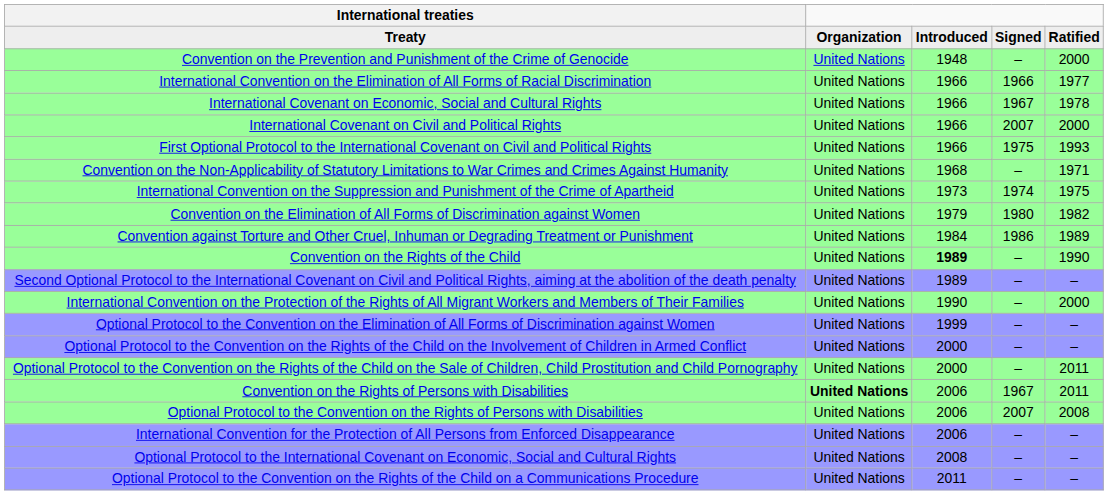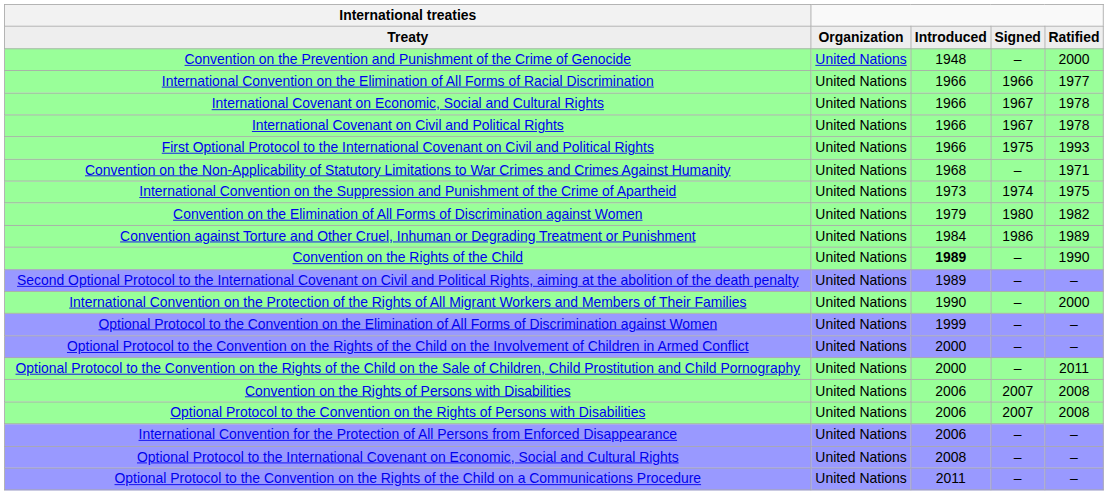(1018, 125) 2007 -> (1018, 125) 1967
(1074, 125) 2000 -> (1074, 125) 1978
(859, 390) bold -> (861, 390) normal
(1018, 390) 1967 -> (1018, 390) 2007
(1074, 390) 2011 -> (1074, 390) 2008
